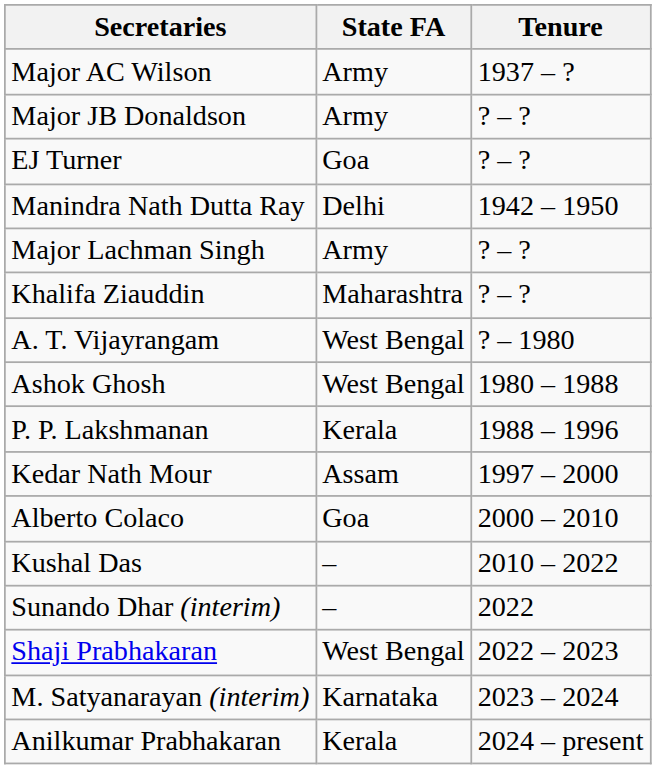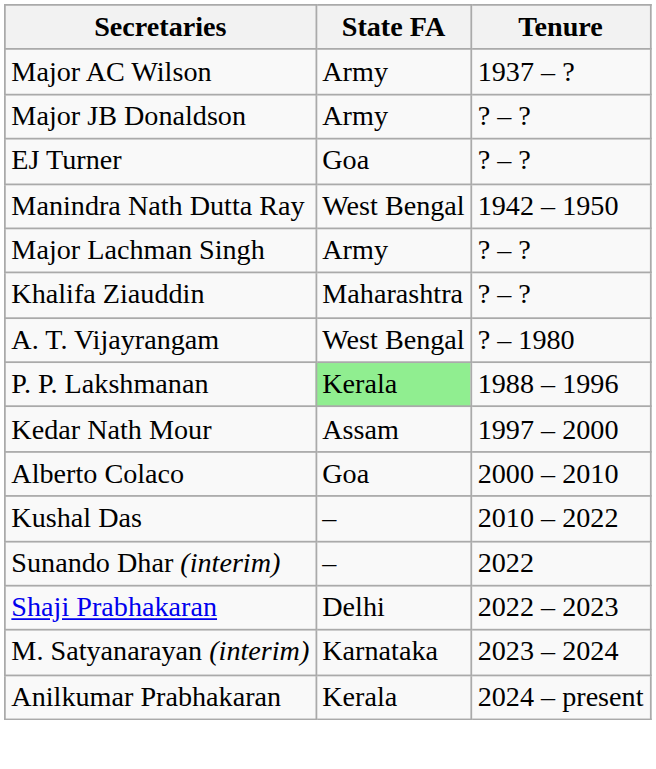(354, 205) Delhi -> (393, 205) West Bengal
- row: (88, 384)
(360, 428) no background -> (360, 384) lightgreen background
(393, 652) West Bengal -> (354, 607) Delhi
